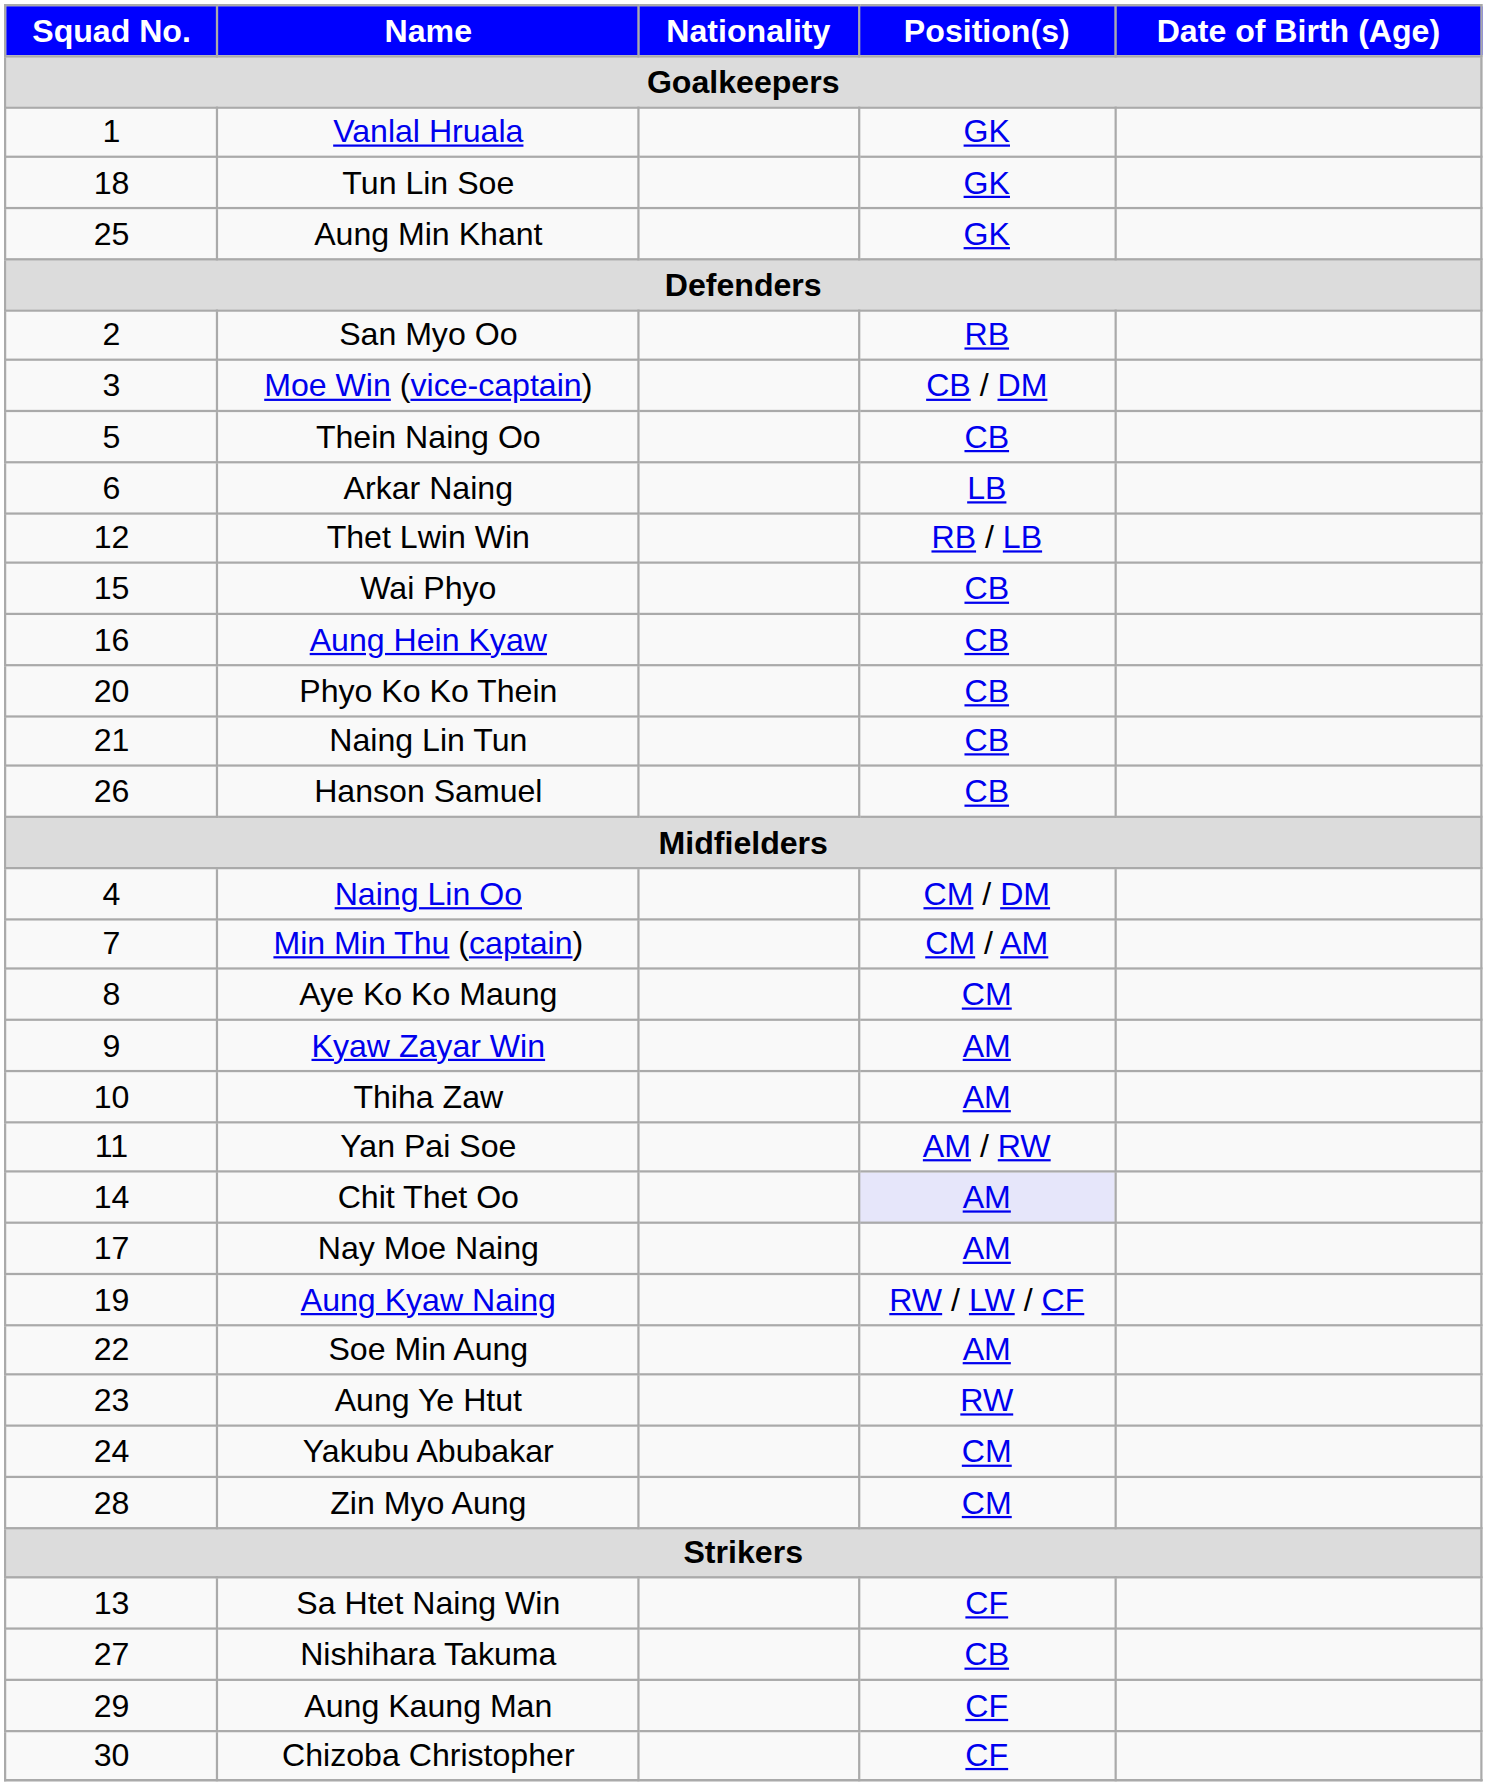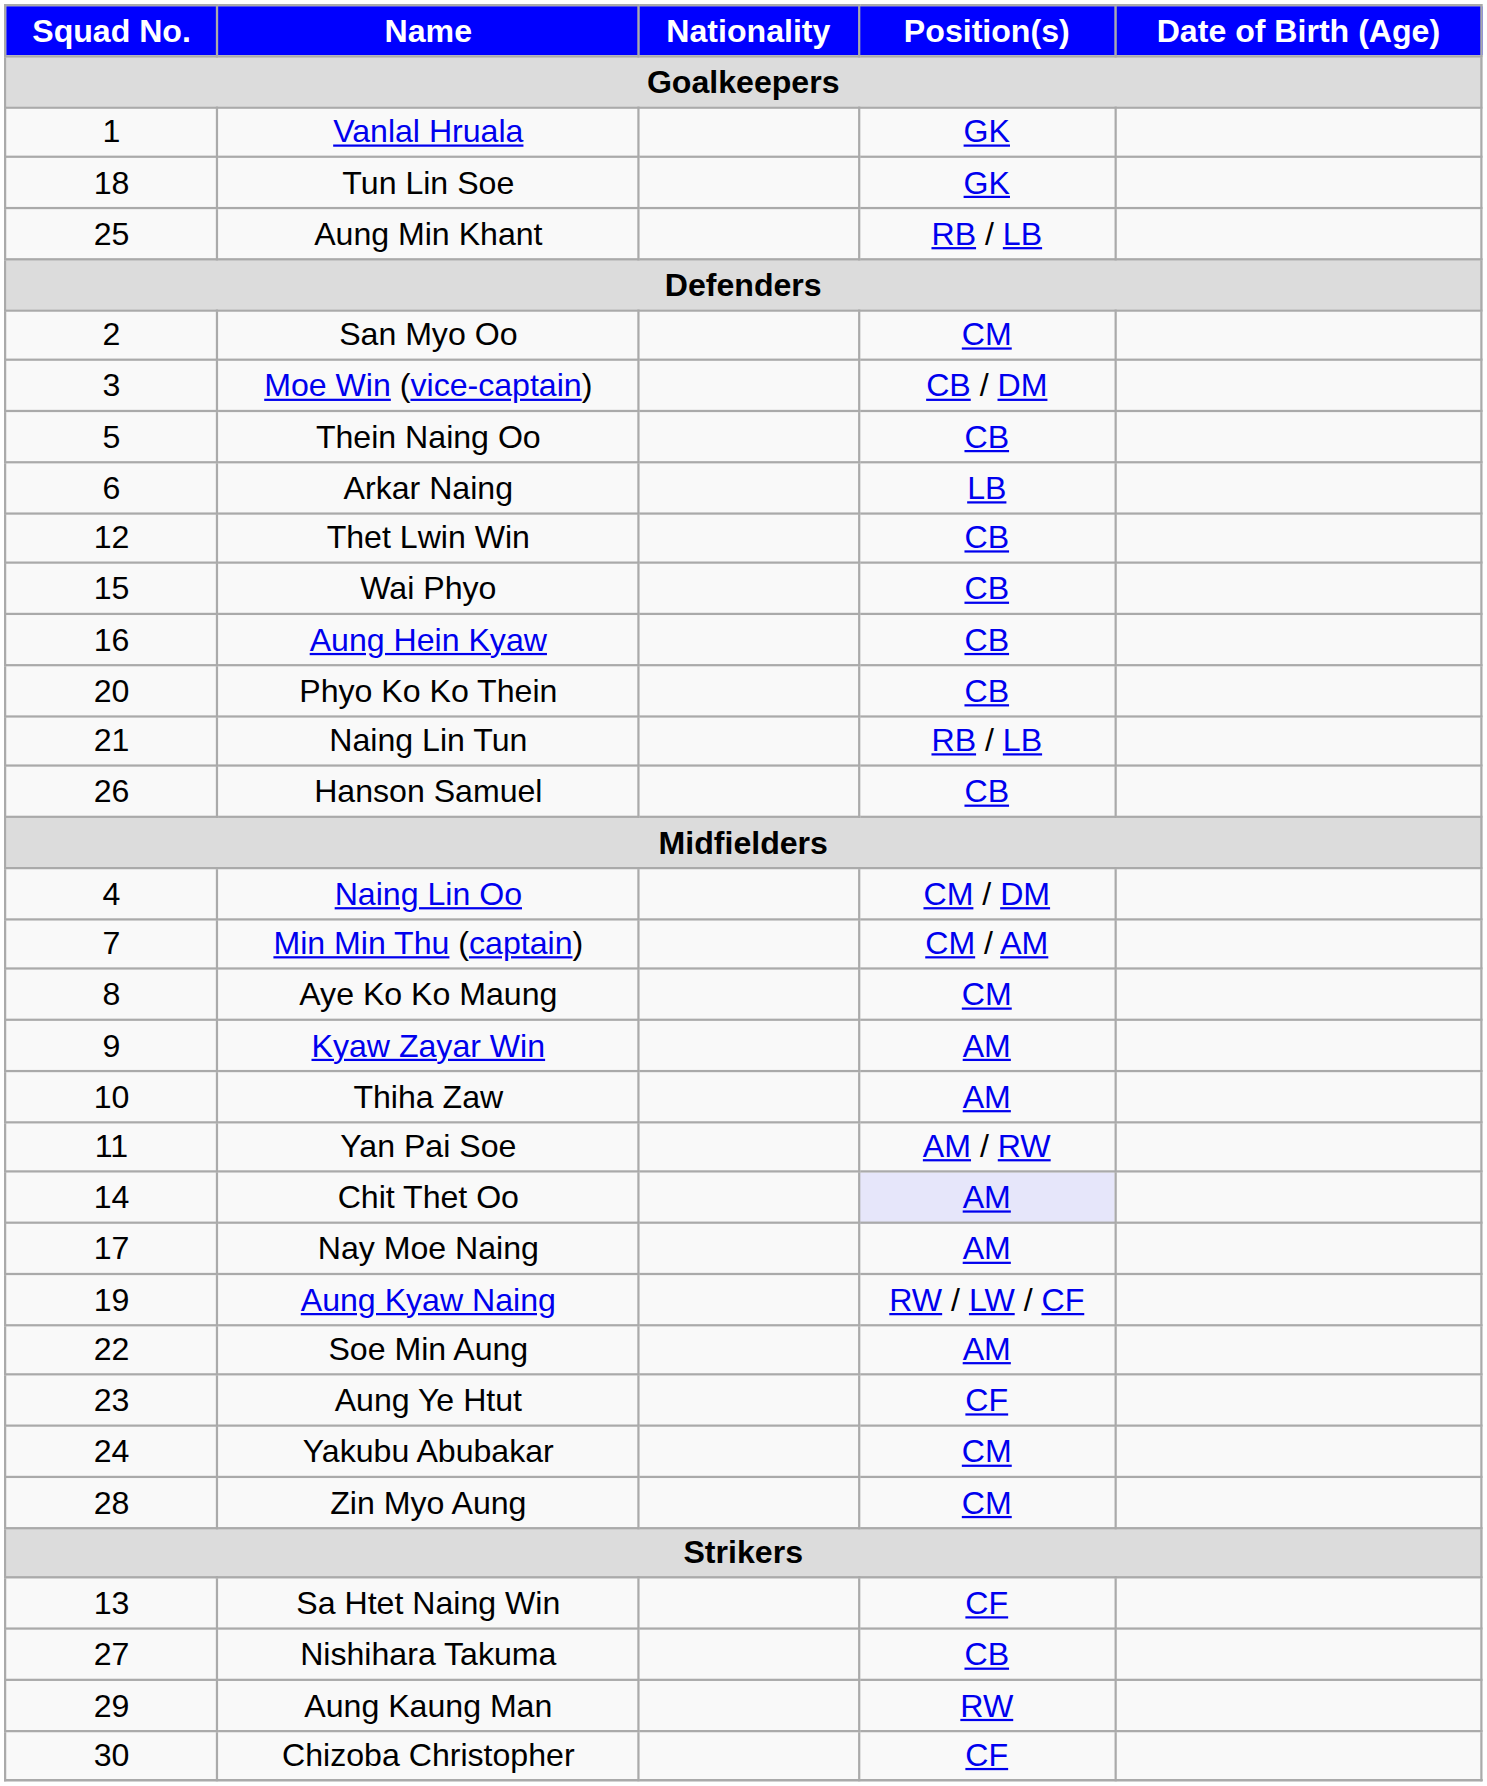(987, 234) GK -> (987, 234) RB / LB
(987, 335) RB -> (987, 335) CM
(987, 538) RB / LB -> (987, 538) CB
(987, 741) CB -> (987, 741) RB / LB
(987, 1401) RW -> (987, 1401) CF
(987, 1705) CF -> (987, 1705) RW
